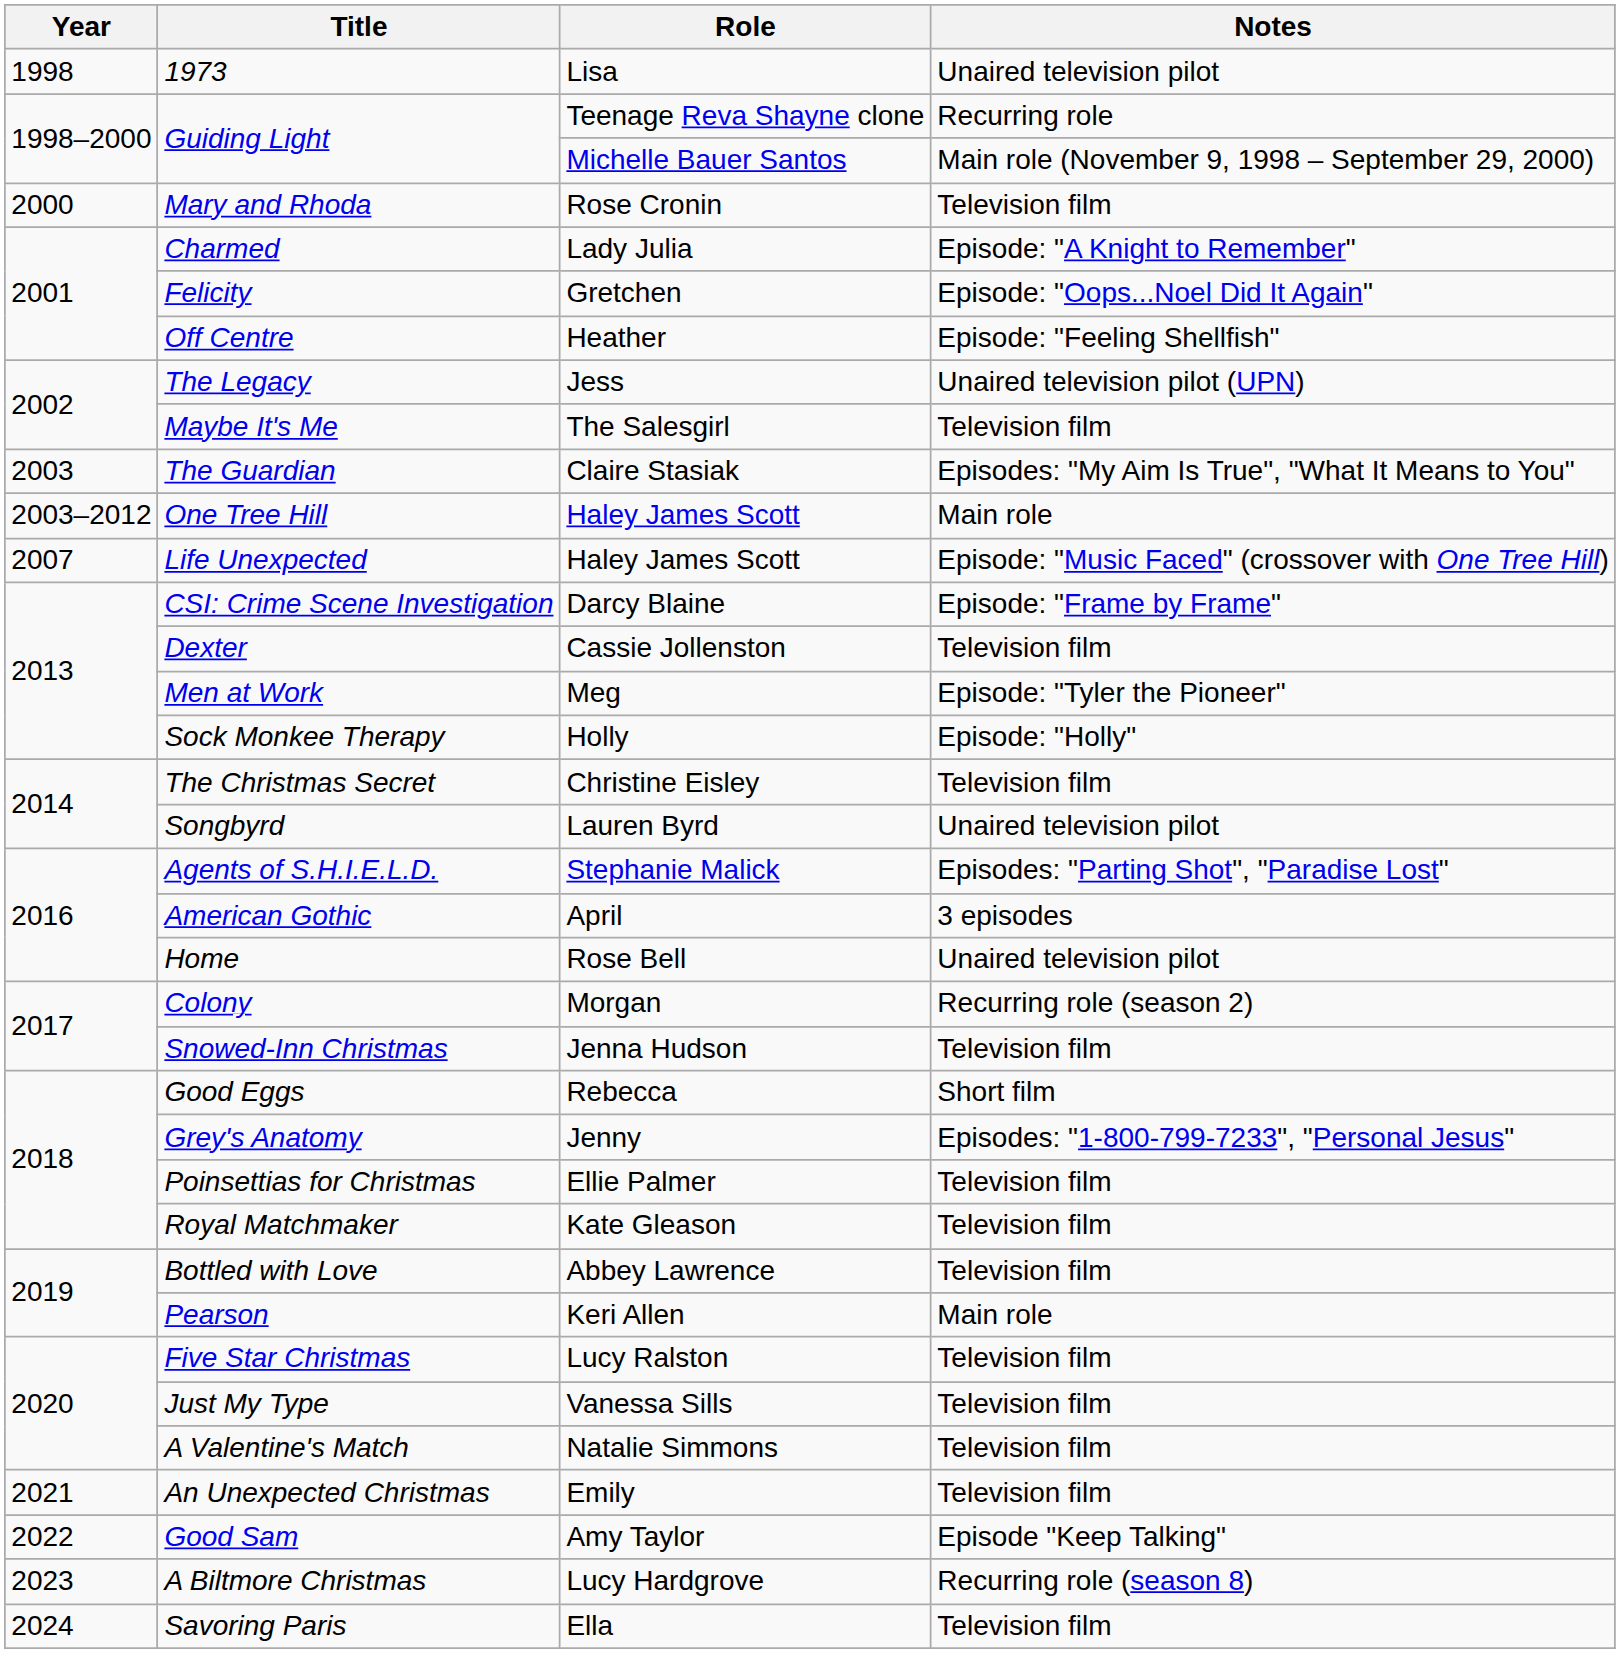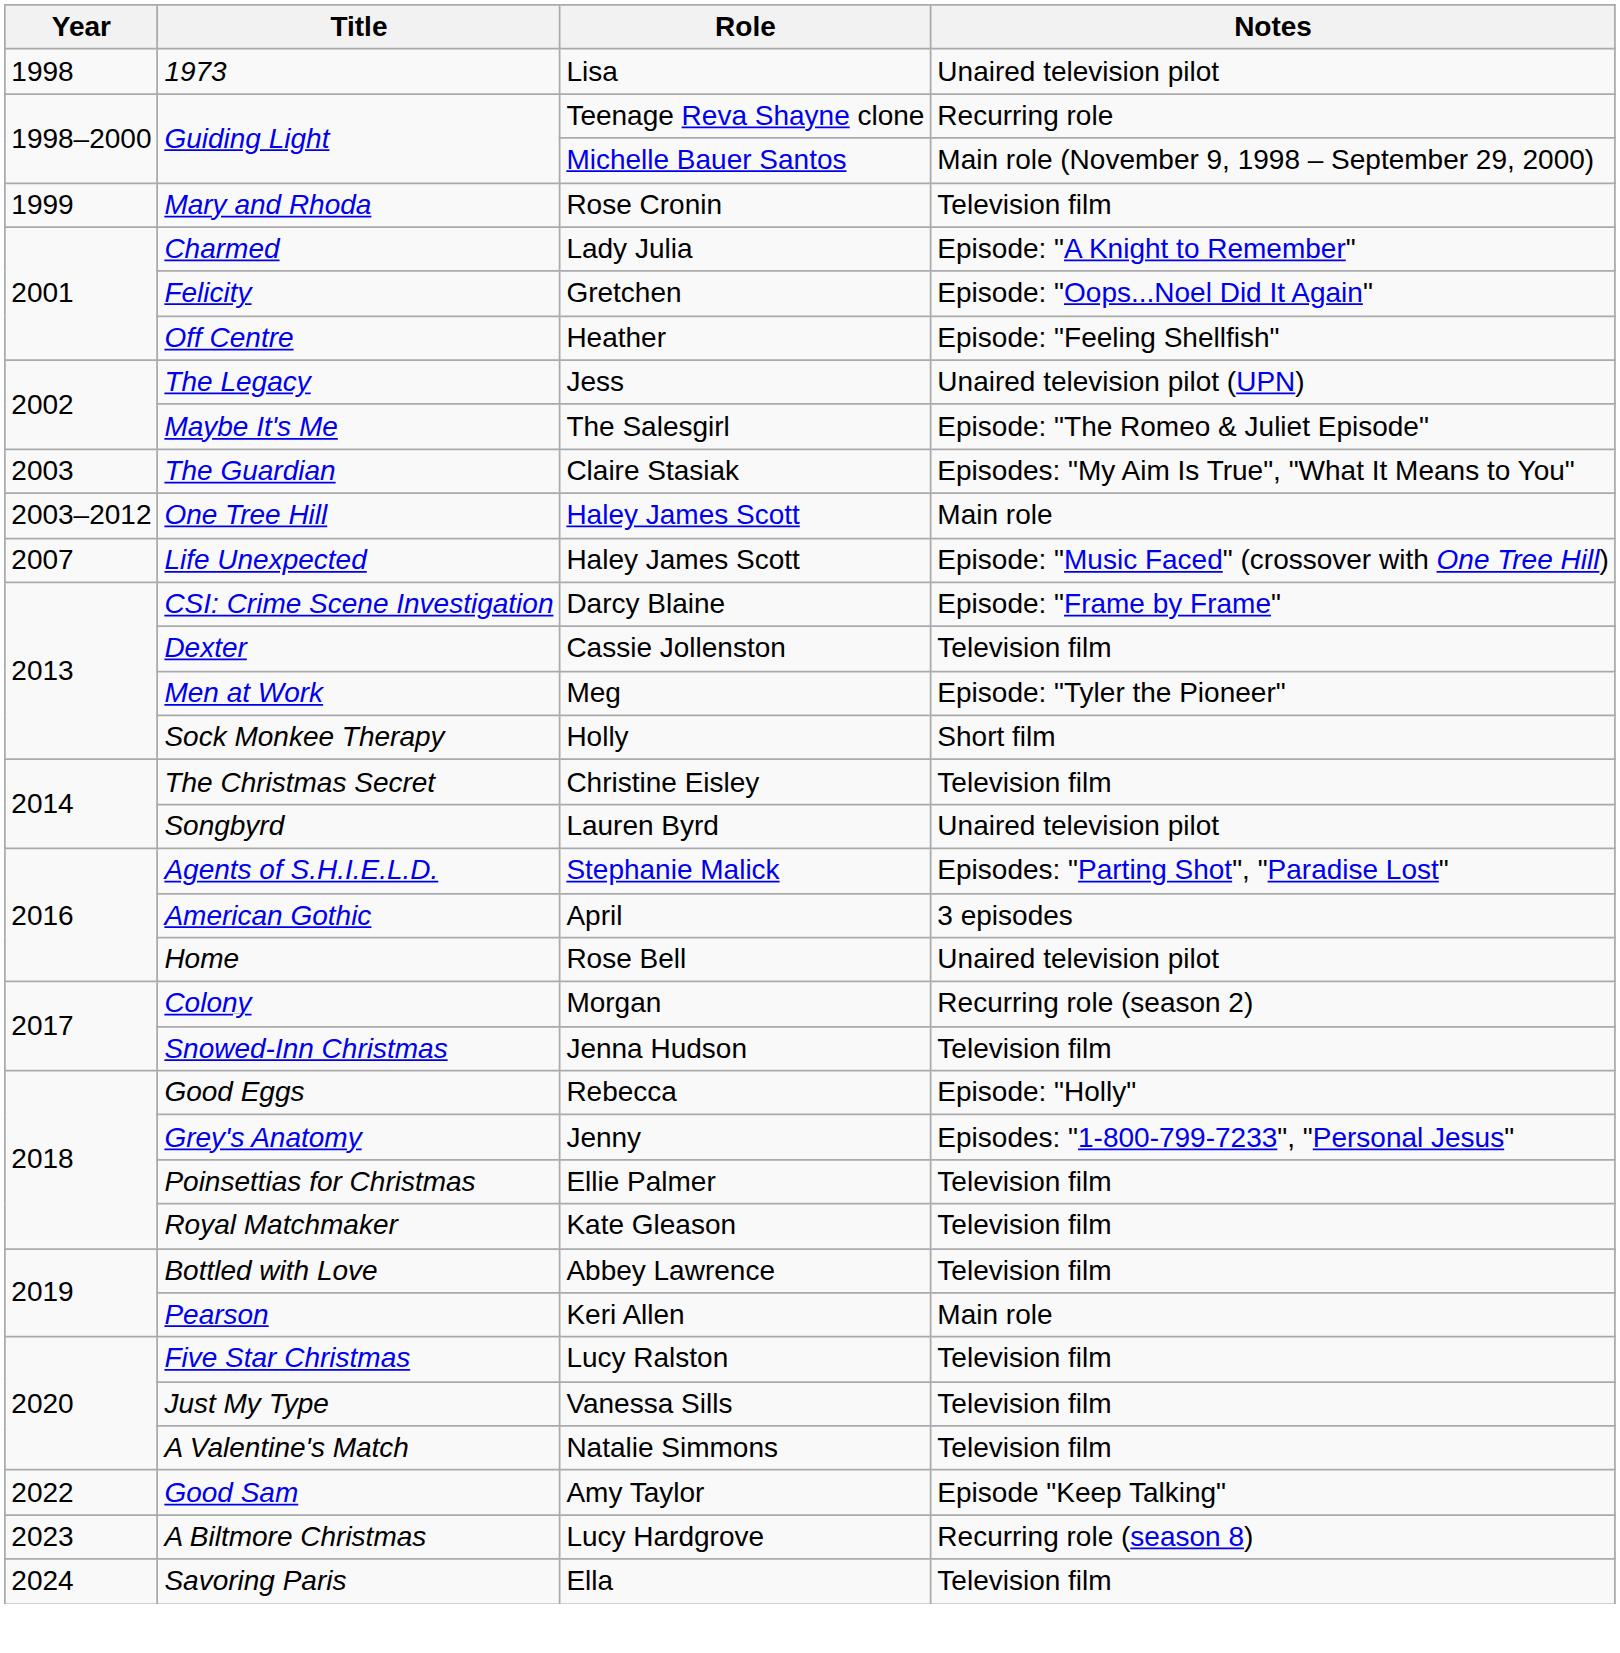(42, 204) 2000 -> (42, 204) 1999
(1024, 426) Television film -> (1183, 426) Episode: "The Romeo & Juliet Episode"
(1037, 737) Episode: "Holly" -> (996, 737) Short film
(996, 1092) Short film -> (1037, 1092) Episode: "Holly"
- row: (327, 1492)
